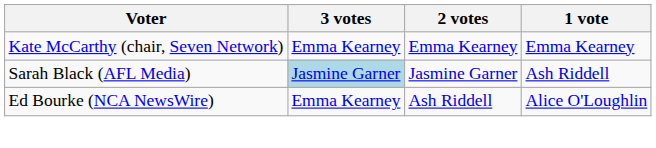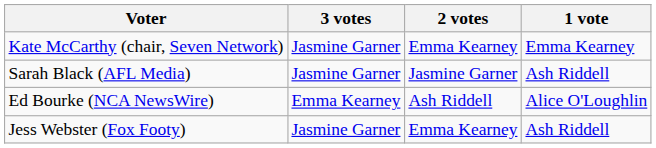(346, 45) Emma Kearney -> (346, 45) Jasmine Garner
(346, 73) lightblue background -> (346, 73) no background
+ row: (97, 128)
